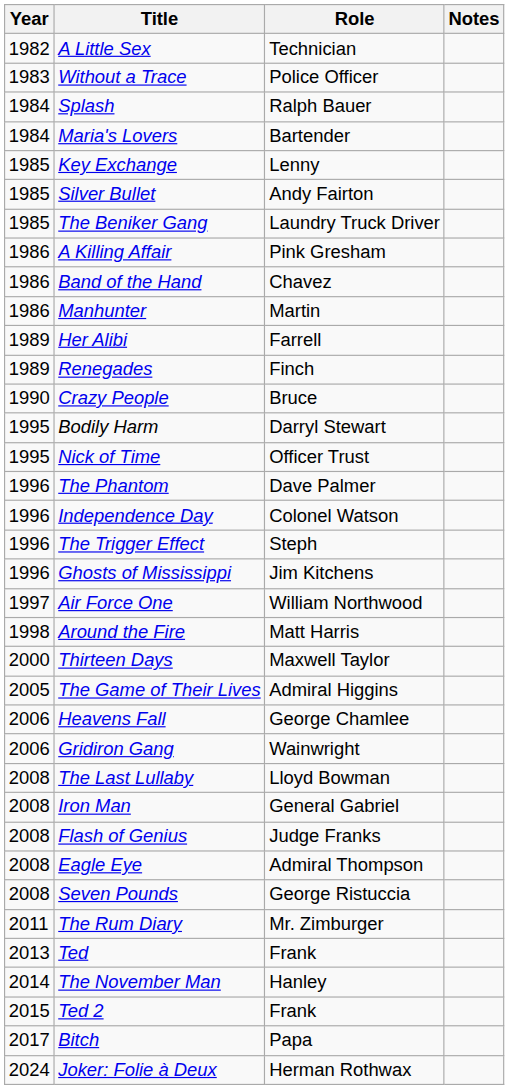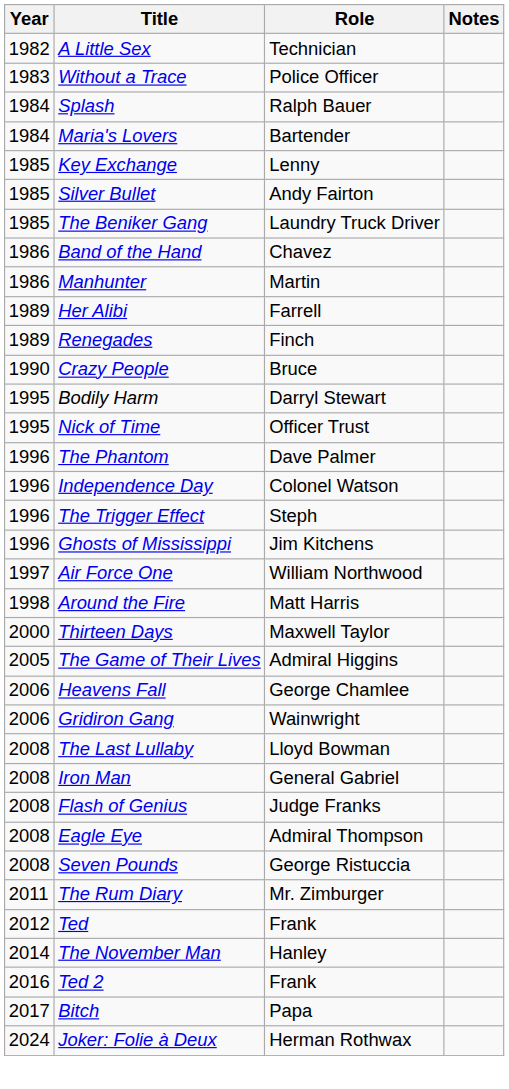- row: (115, 252)
(29, 952) 2013 -> (29, 923) 2012
(29, 1011) 2015 -> (29, 982) 2016
